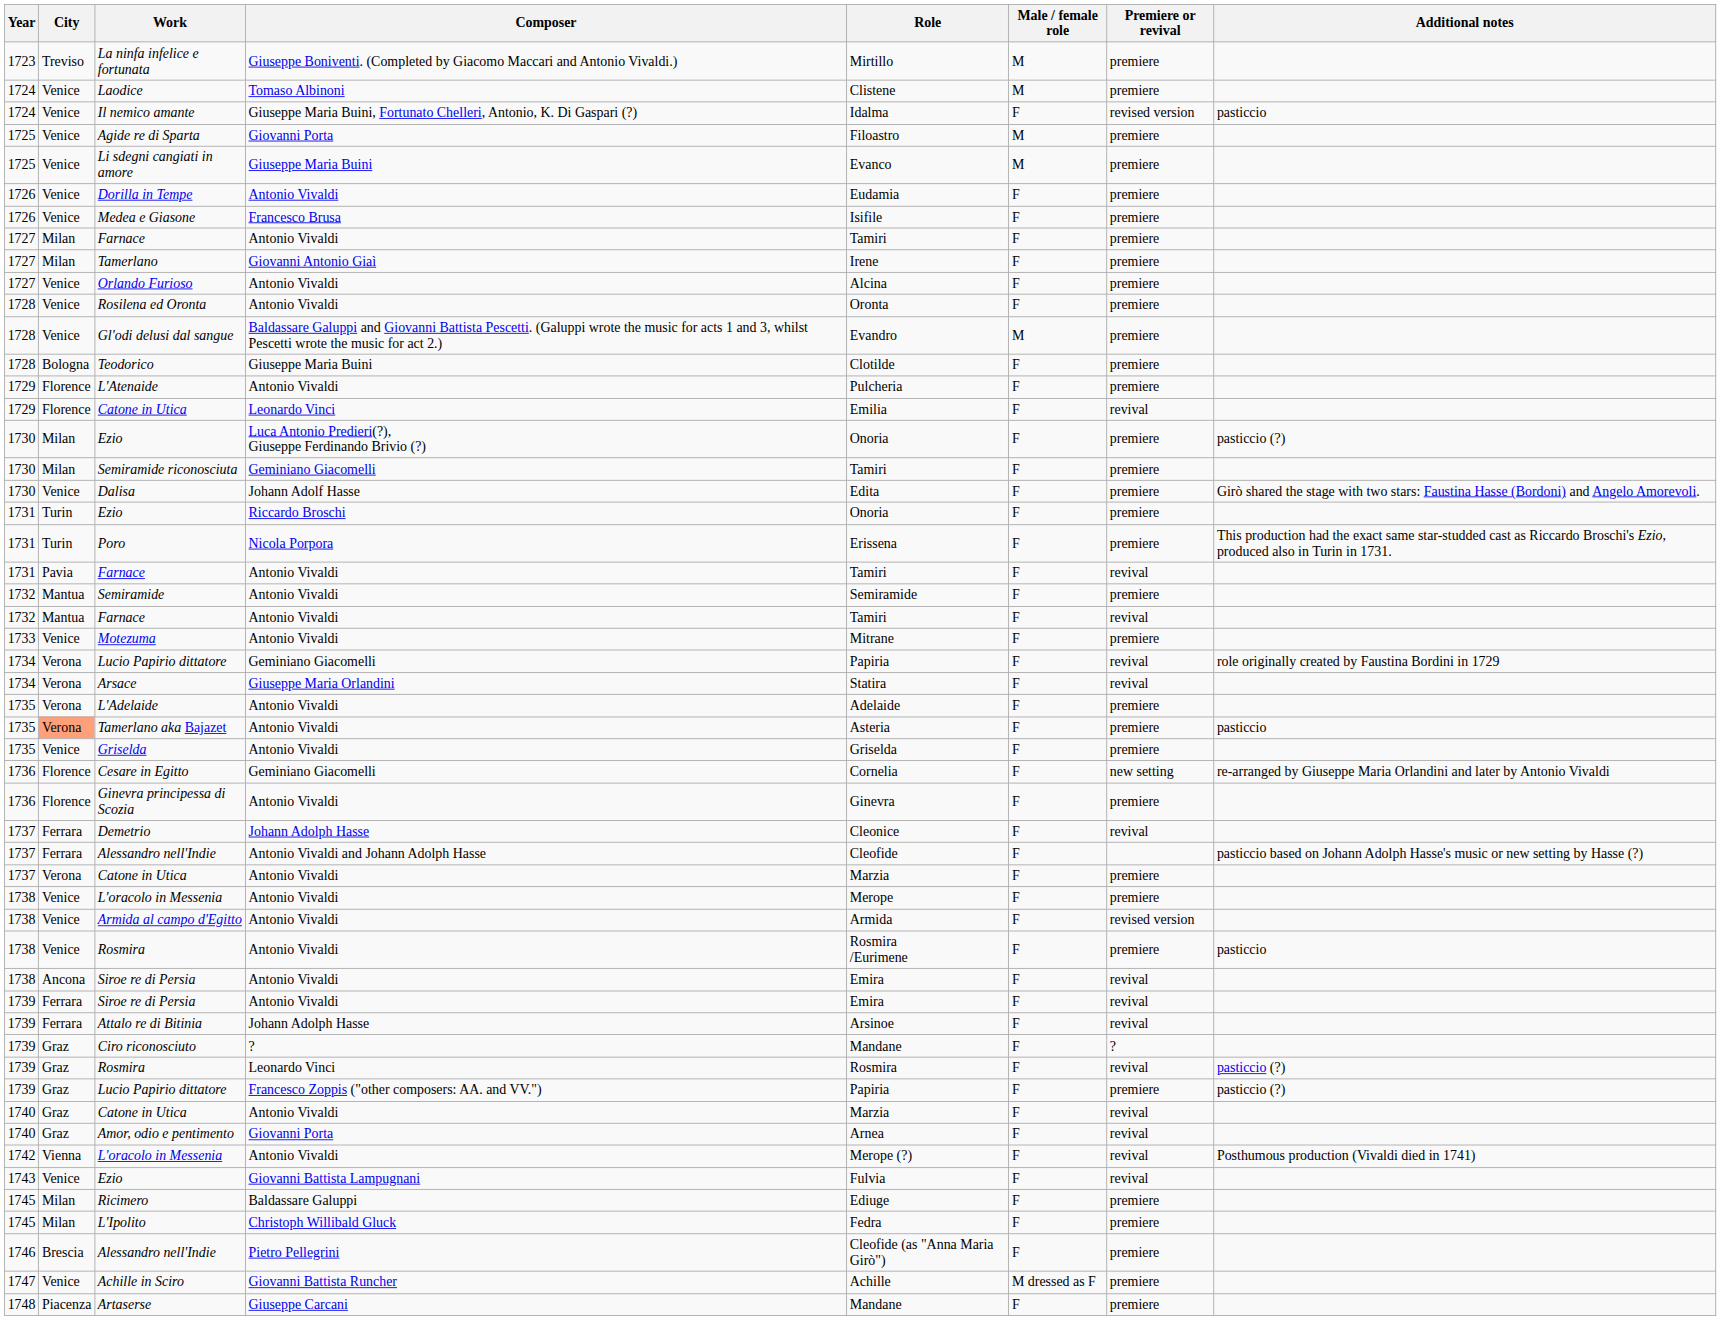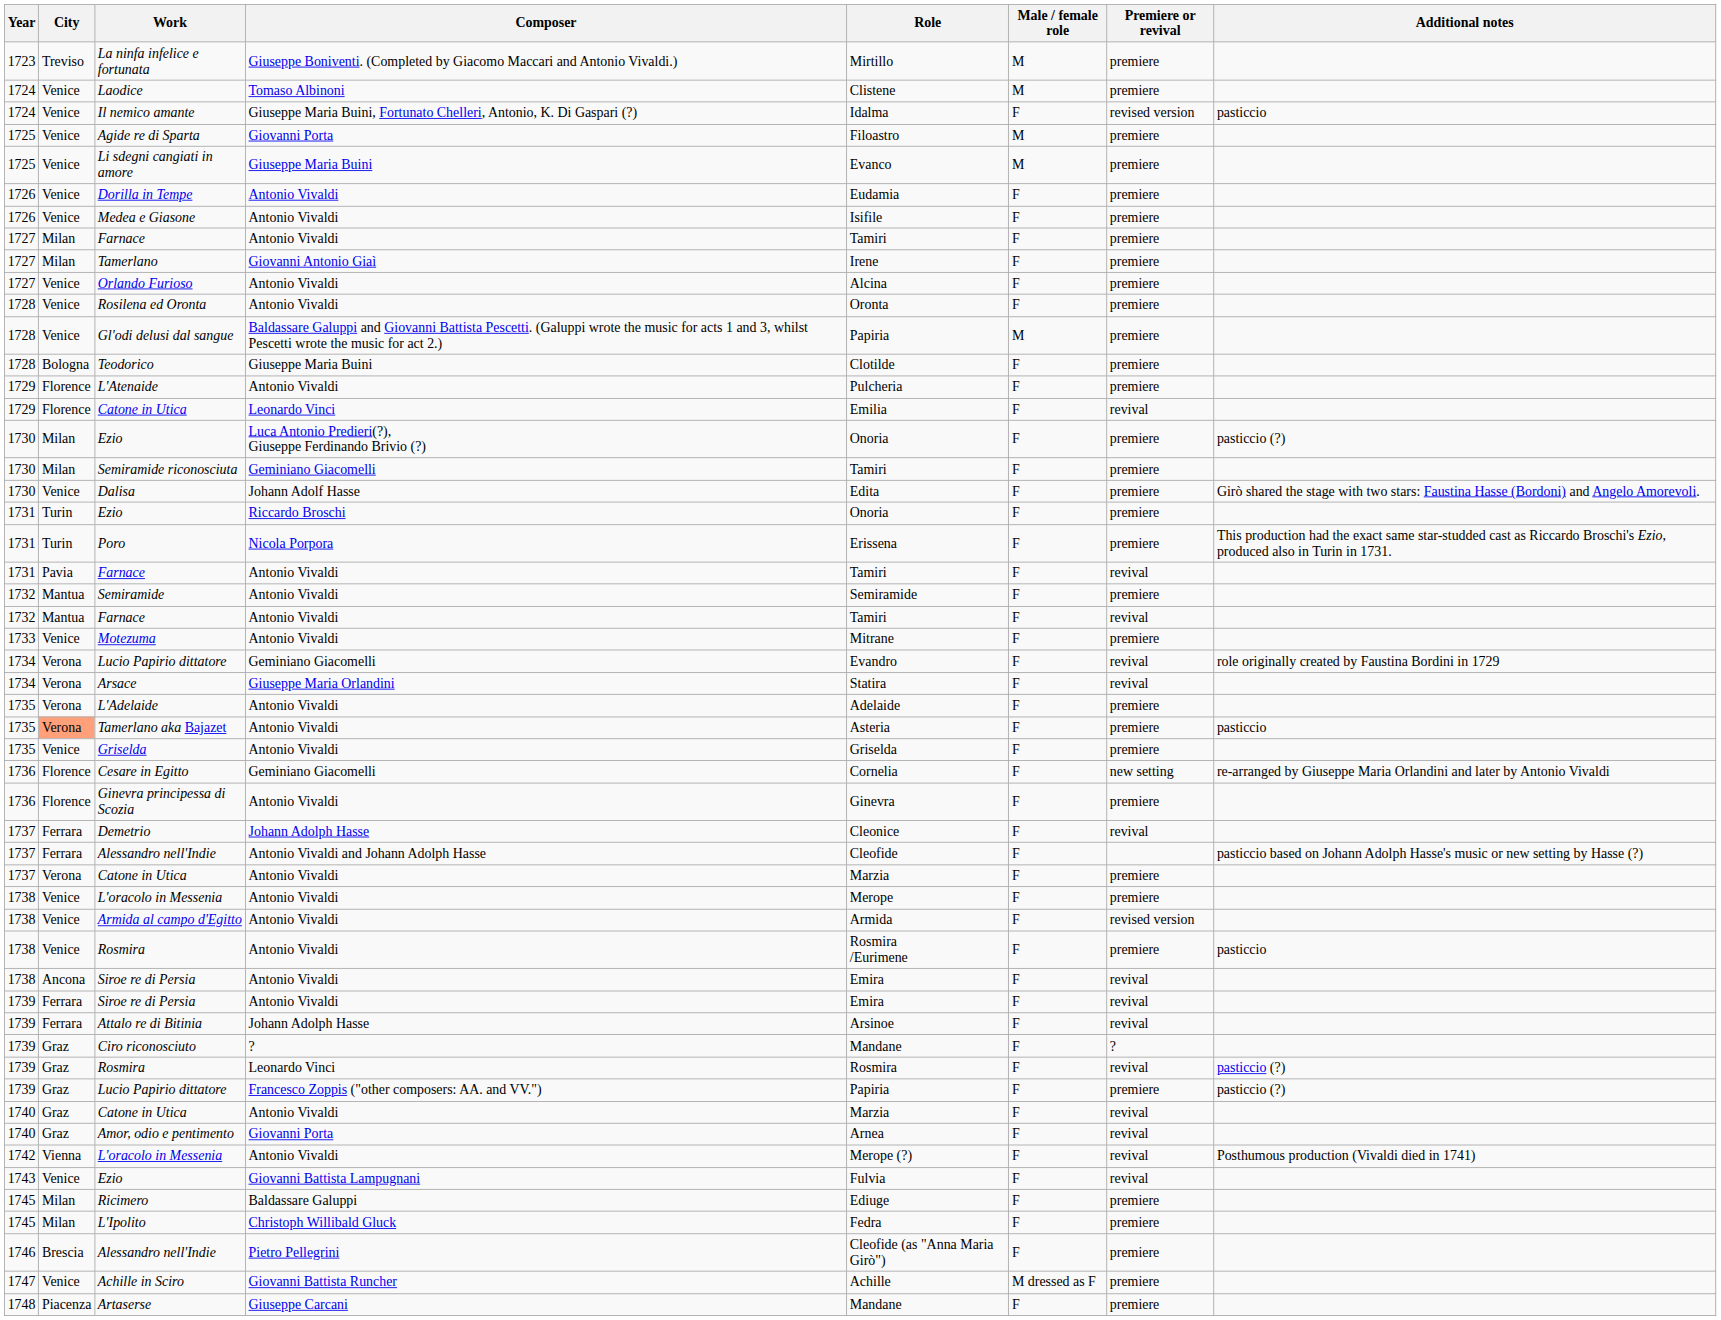(295, 217) Francesco Brusa -> (293, 217) Antonio Vivaldi
(873, 335) Evandro -> (870, 335) Papiria
(870, 661) Papiria -> (873, 661) Evandro
